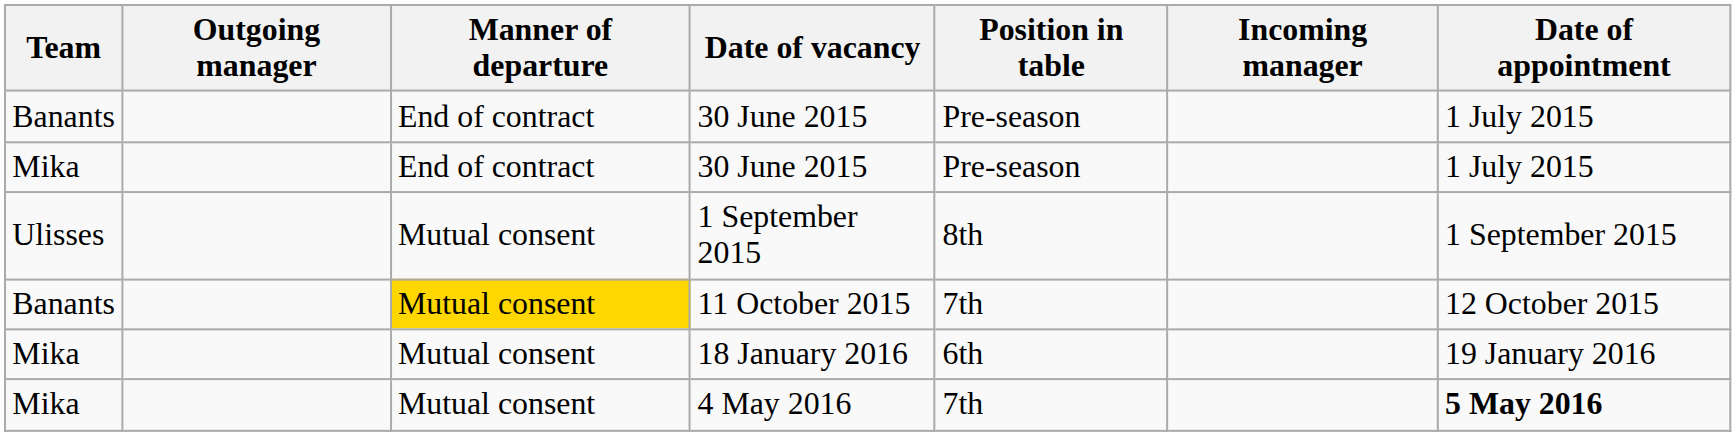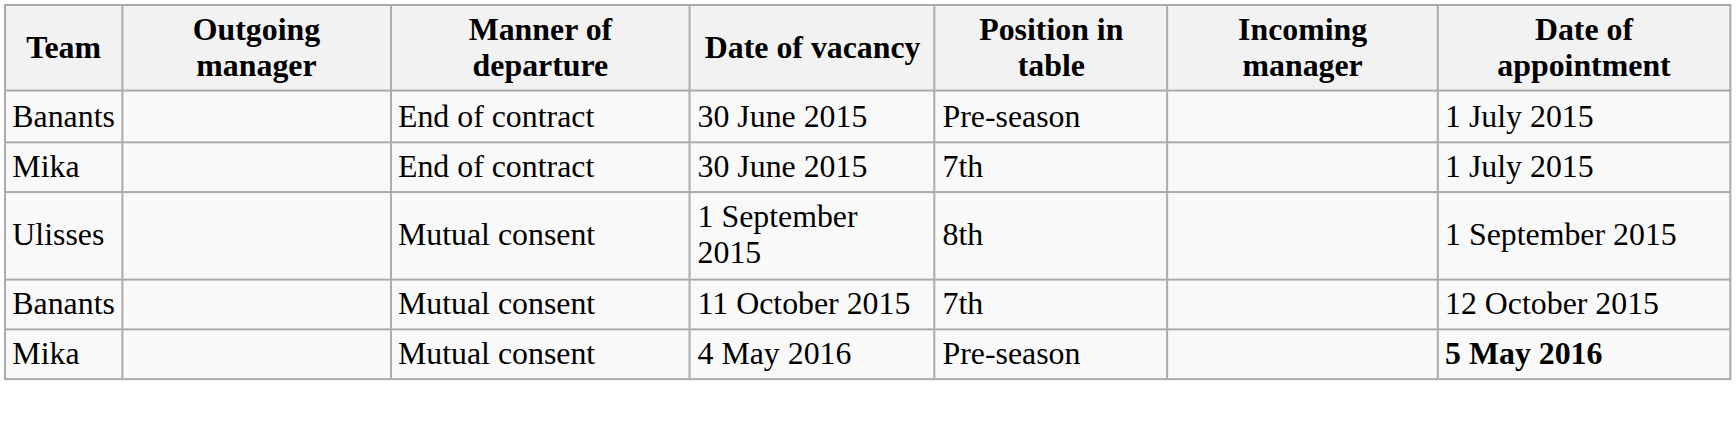(1011, 166) Pre-season -> (963, 166) 7th
(497, 303) gold background -> (497, 303) no background
- row: (46, 353)
(963, 404) 7th -> (1011, 353) Pre-season
